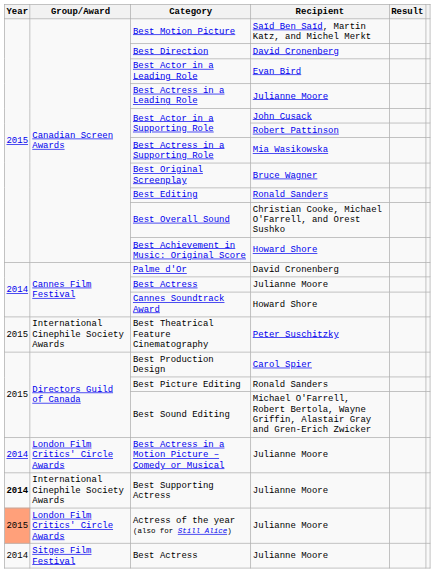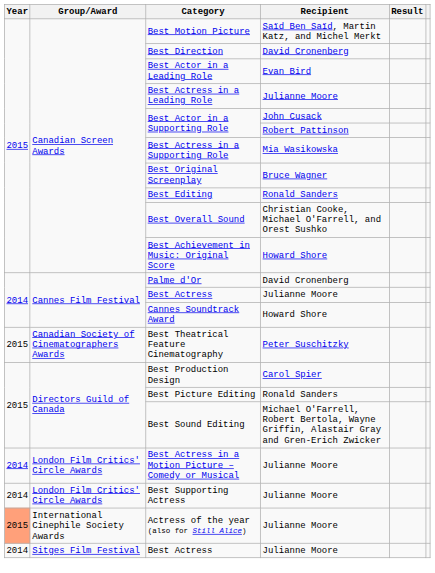(78, 334) International Cinephile Society Awards -> (83, 345) Canadian Society of Cinematographers Awards
(17, 490) bold -> (17, 496) normal
(78, 490) International Cinephile Society Awards -> (86, 496) London Film Critics' Circle Awards
(73, 526) London Film Critics' Circle Awards -> (78, 526) International Cinephile Society Awards
